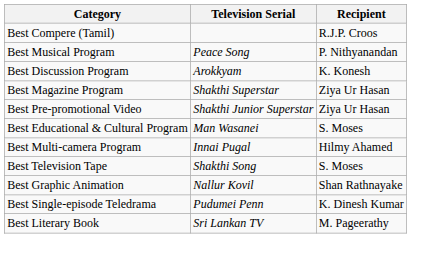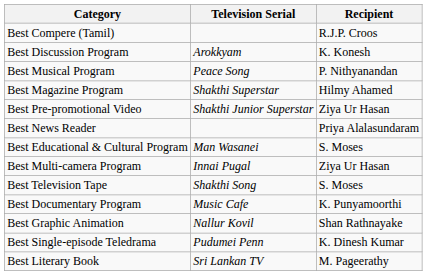rows swapped: (68, 71) <-> (61, 52)
(354, 90) Ziya Ur Hasan -> (356, 90) Hilmy Ahamed
+ row: (51, 128)
(356, 147) Hilmy Ahamed -> (354, 166) Ziya Ur Hasan
+ row: (74, 204)
